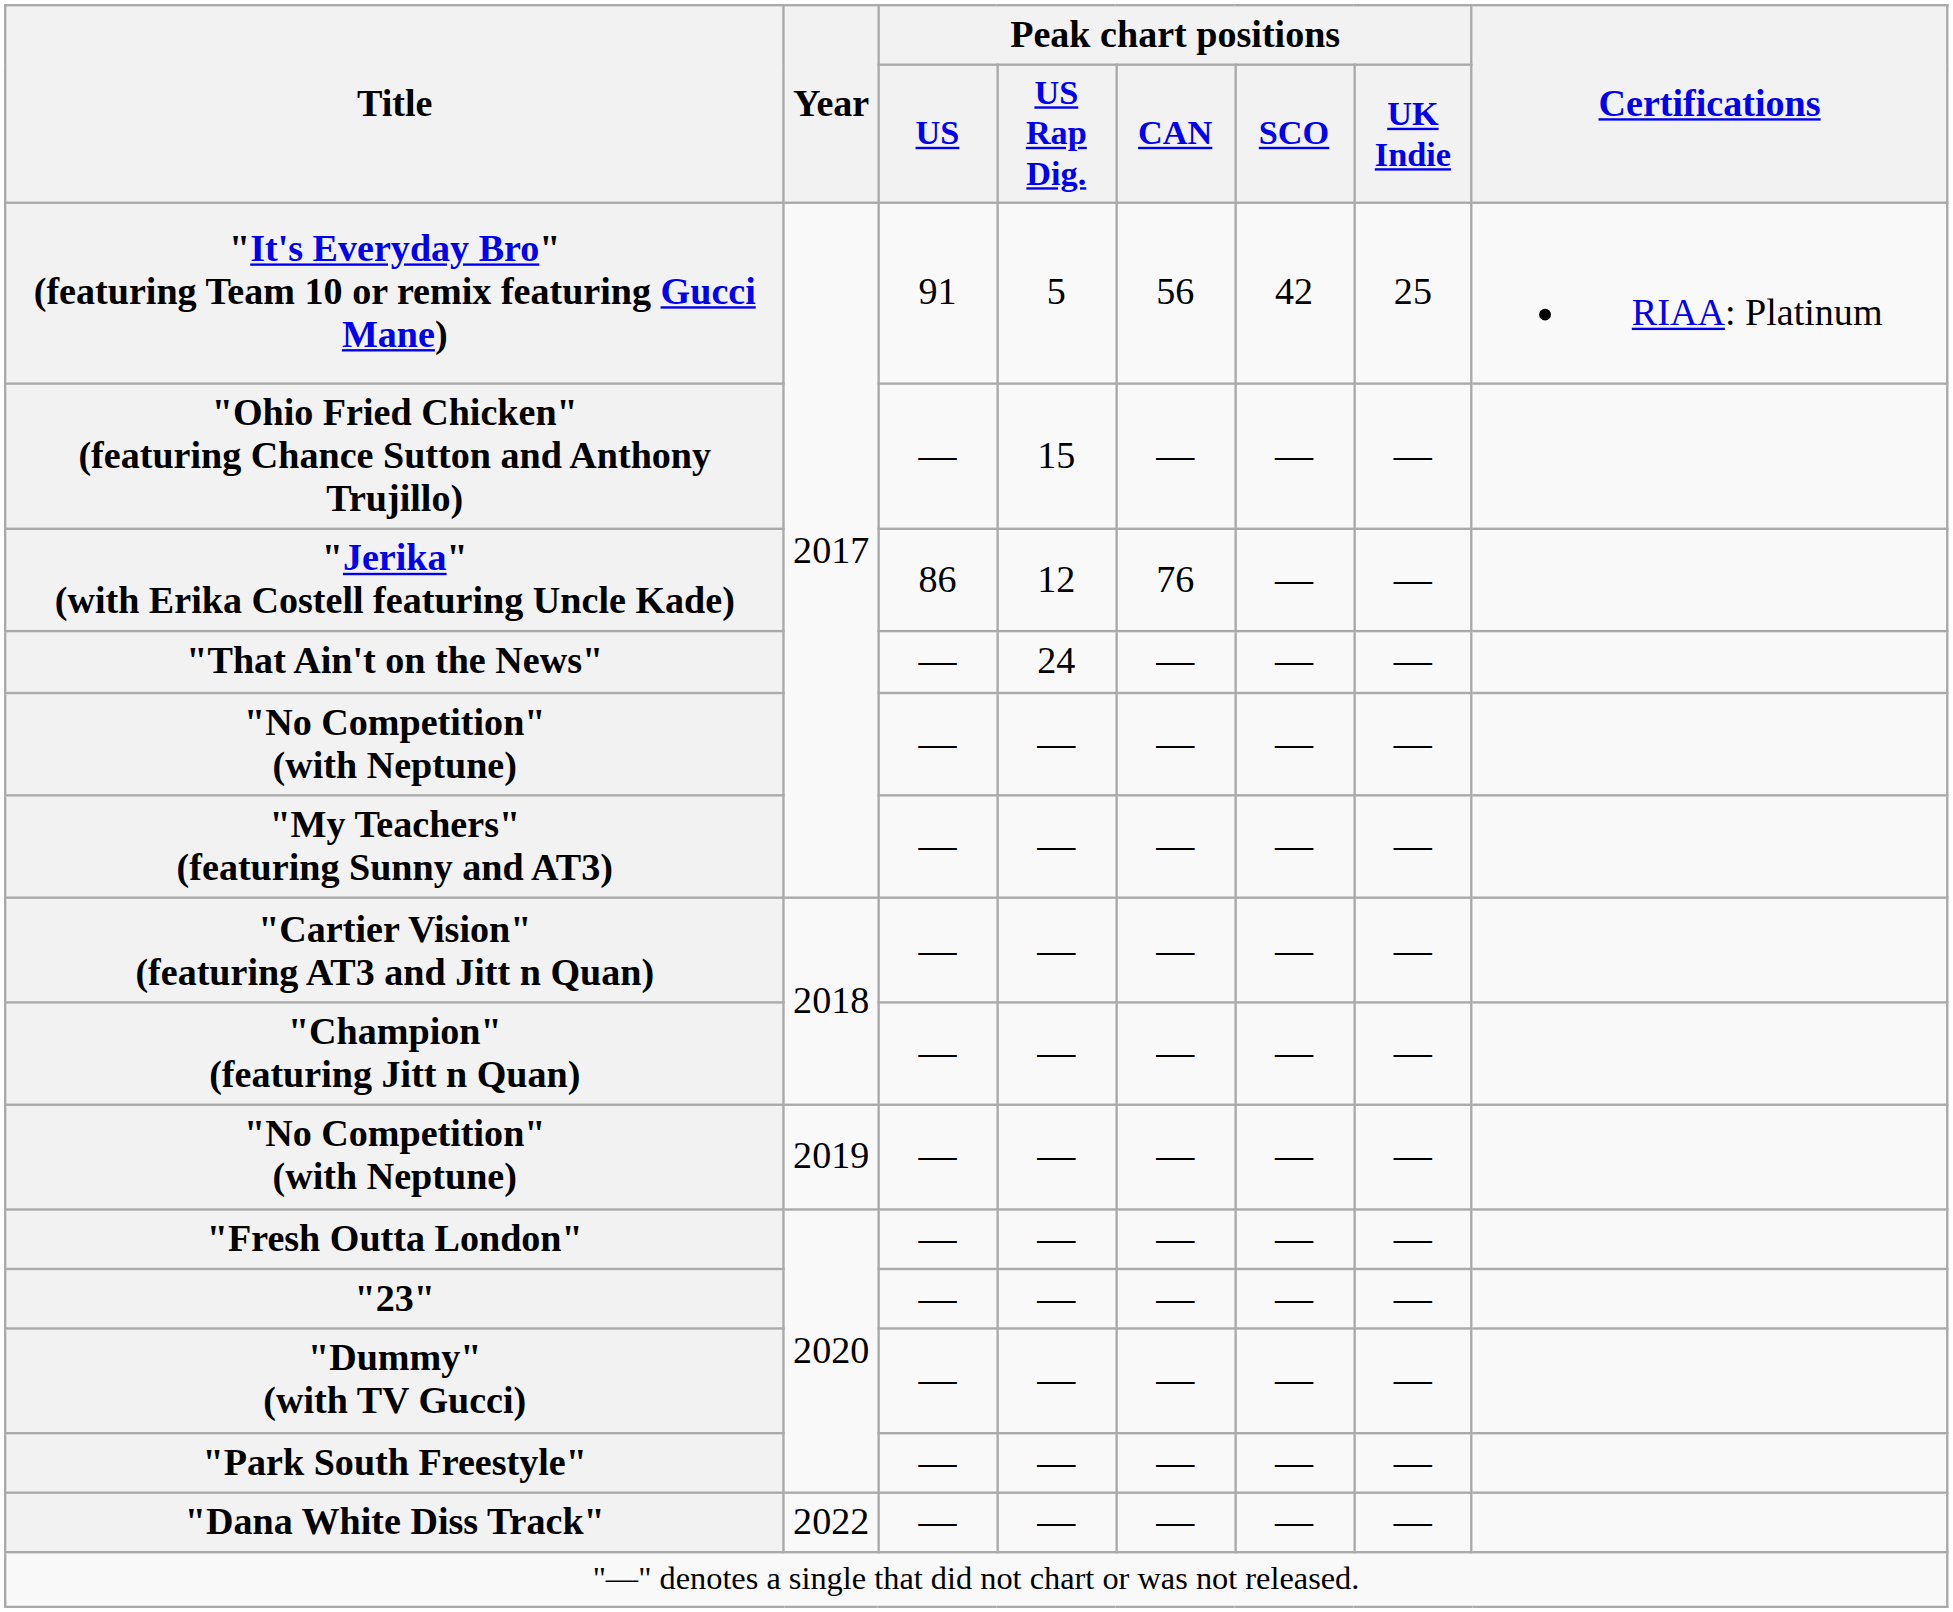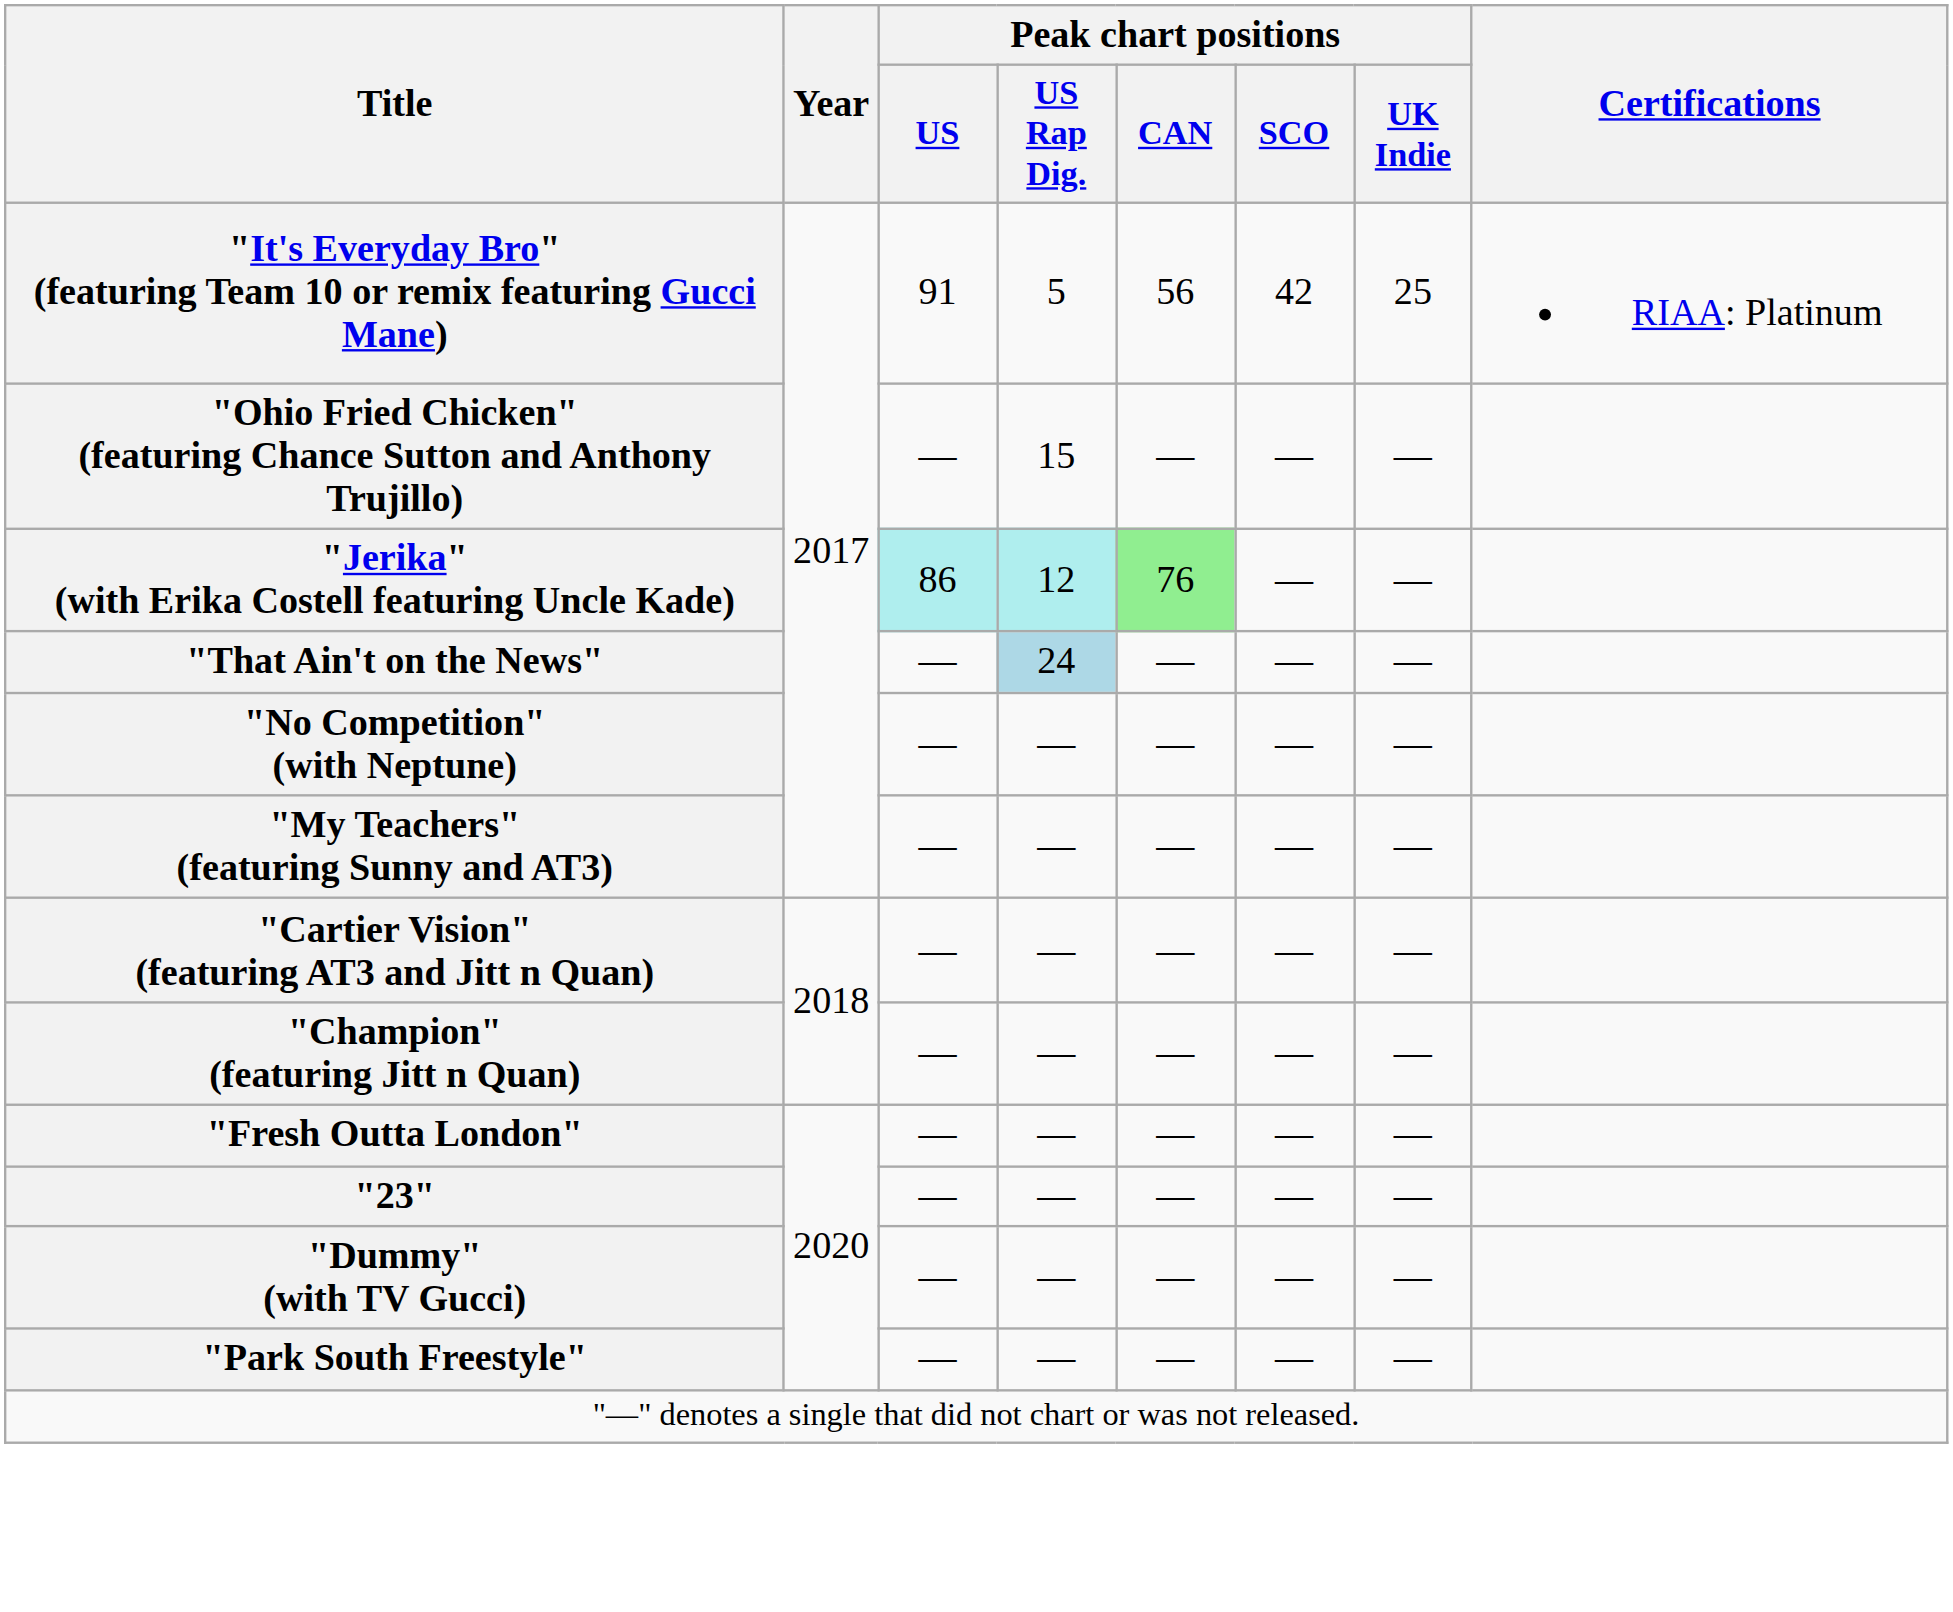(937, 579) no background -> (937, 579) paleturquoise background
(1056, 579) no background -> (1056, 579) paleturquoise background
(1175, 579) no background -> (1175, 579) lightgreen background
(1056, 661) no background -> (1056, 661) lightblue background
- row: (395, 1155)
- row: (395, 1522)
